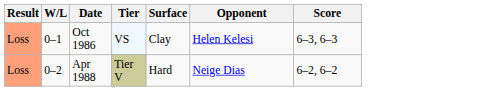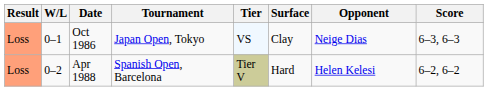+ column: (173, 13)
(223, 38) Helen Kelesi -> (341, 38) Neige Dias
(219, 70) Neige Dias -> (345, 70) Helen Kelesi
